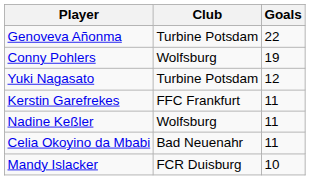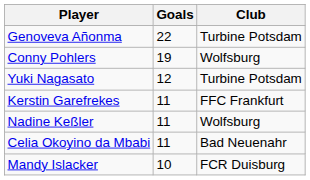columns swapped: (207, 15) <-> (283, 15)
